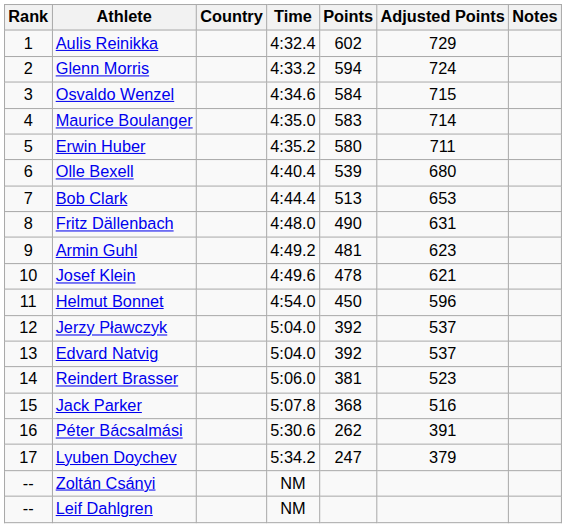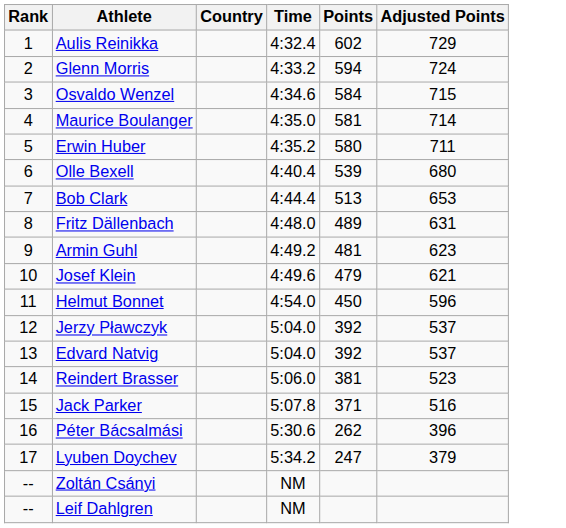- column: (535, 17)
(348, 120) 583 -> (348, 120) 581
(348, 224) 490 -> (348, 224) 489
(348, 276) 478 -> (348, 276) 479
(348, 405) 368 -> (348, 405) 371
(443, 431) 391 -> (443, 431) 396
